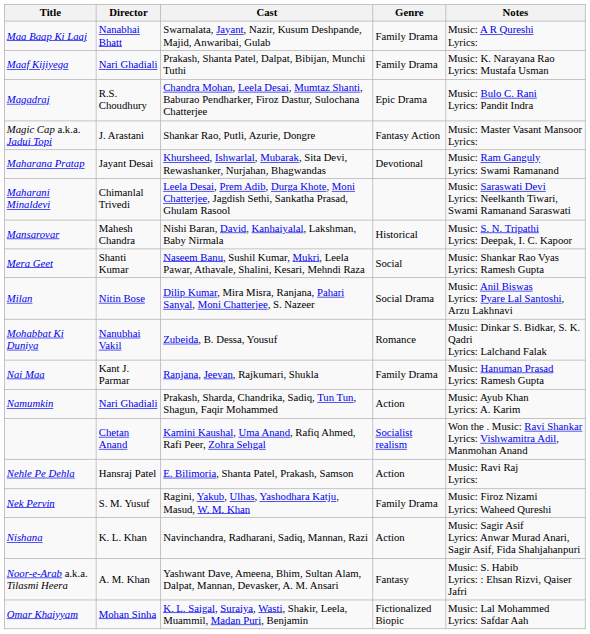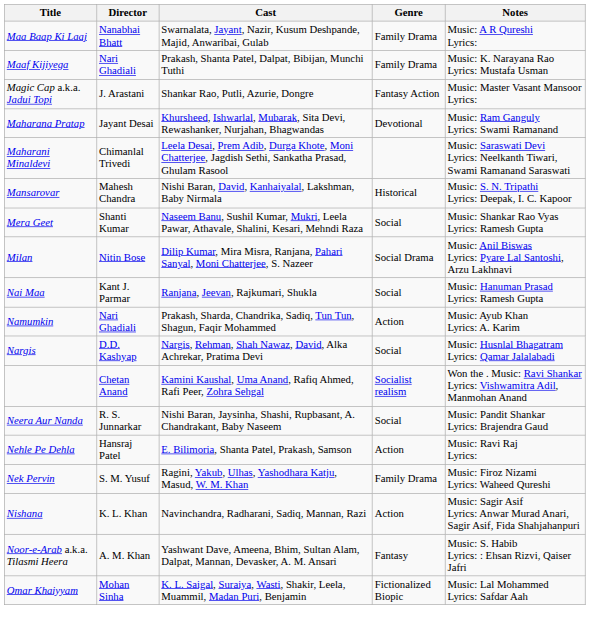- row: (28, 100)
- row: (35, 339)
(407, 374) Family Drama -> (388, 292) Social
+ row: (21, 350)
+ row: (45, 420)
